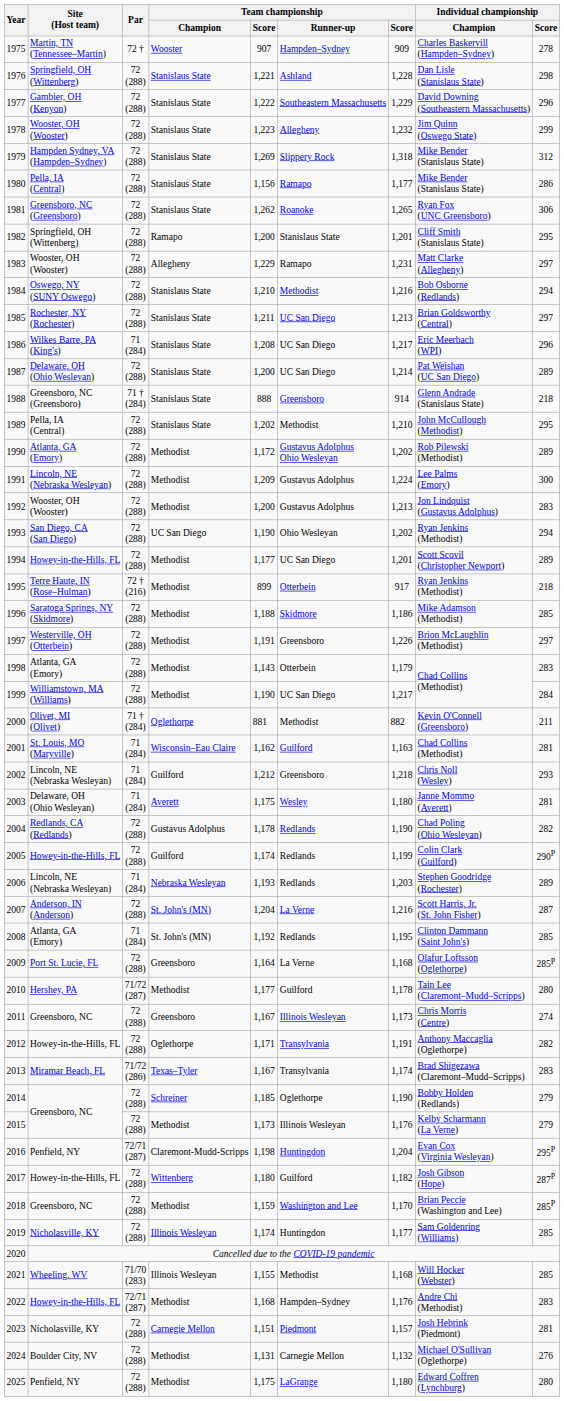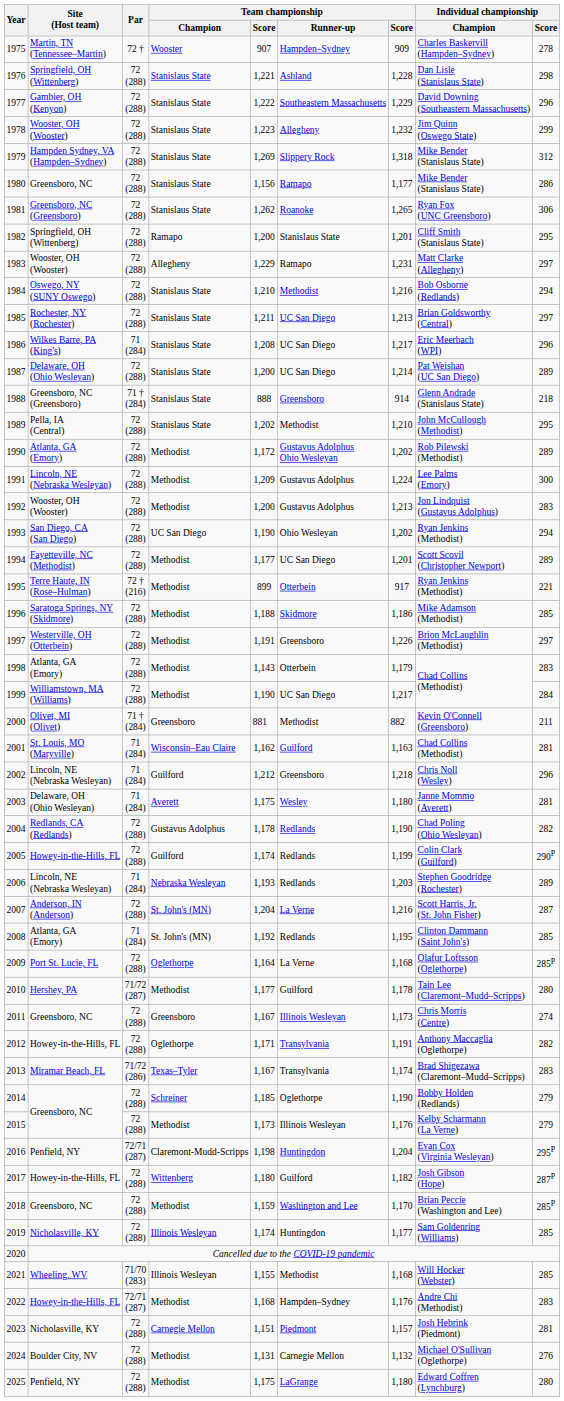(47, 184) Pella, IA (Central) -> (61, 184) Greensboro, NC
(75, 560) Howey-in-the-Hills, FL -> (61, 560) Fayetteville, NC (Methodist)
(546, 587) 218 -> (546, 587) 221
(172, 722) Oglethorpe -> (173, 722) Greensboro
(546, 775) 293 -> (546, 775) 296
(173, 964) Greensboro -> (172, 964) Oglethorpe
